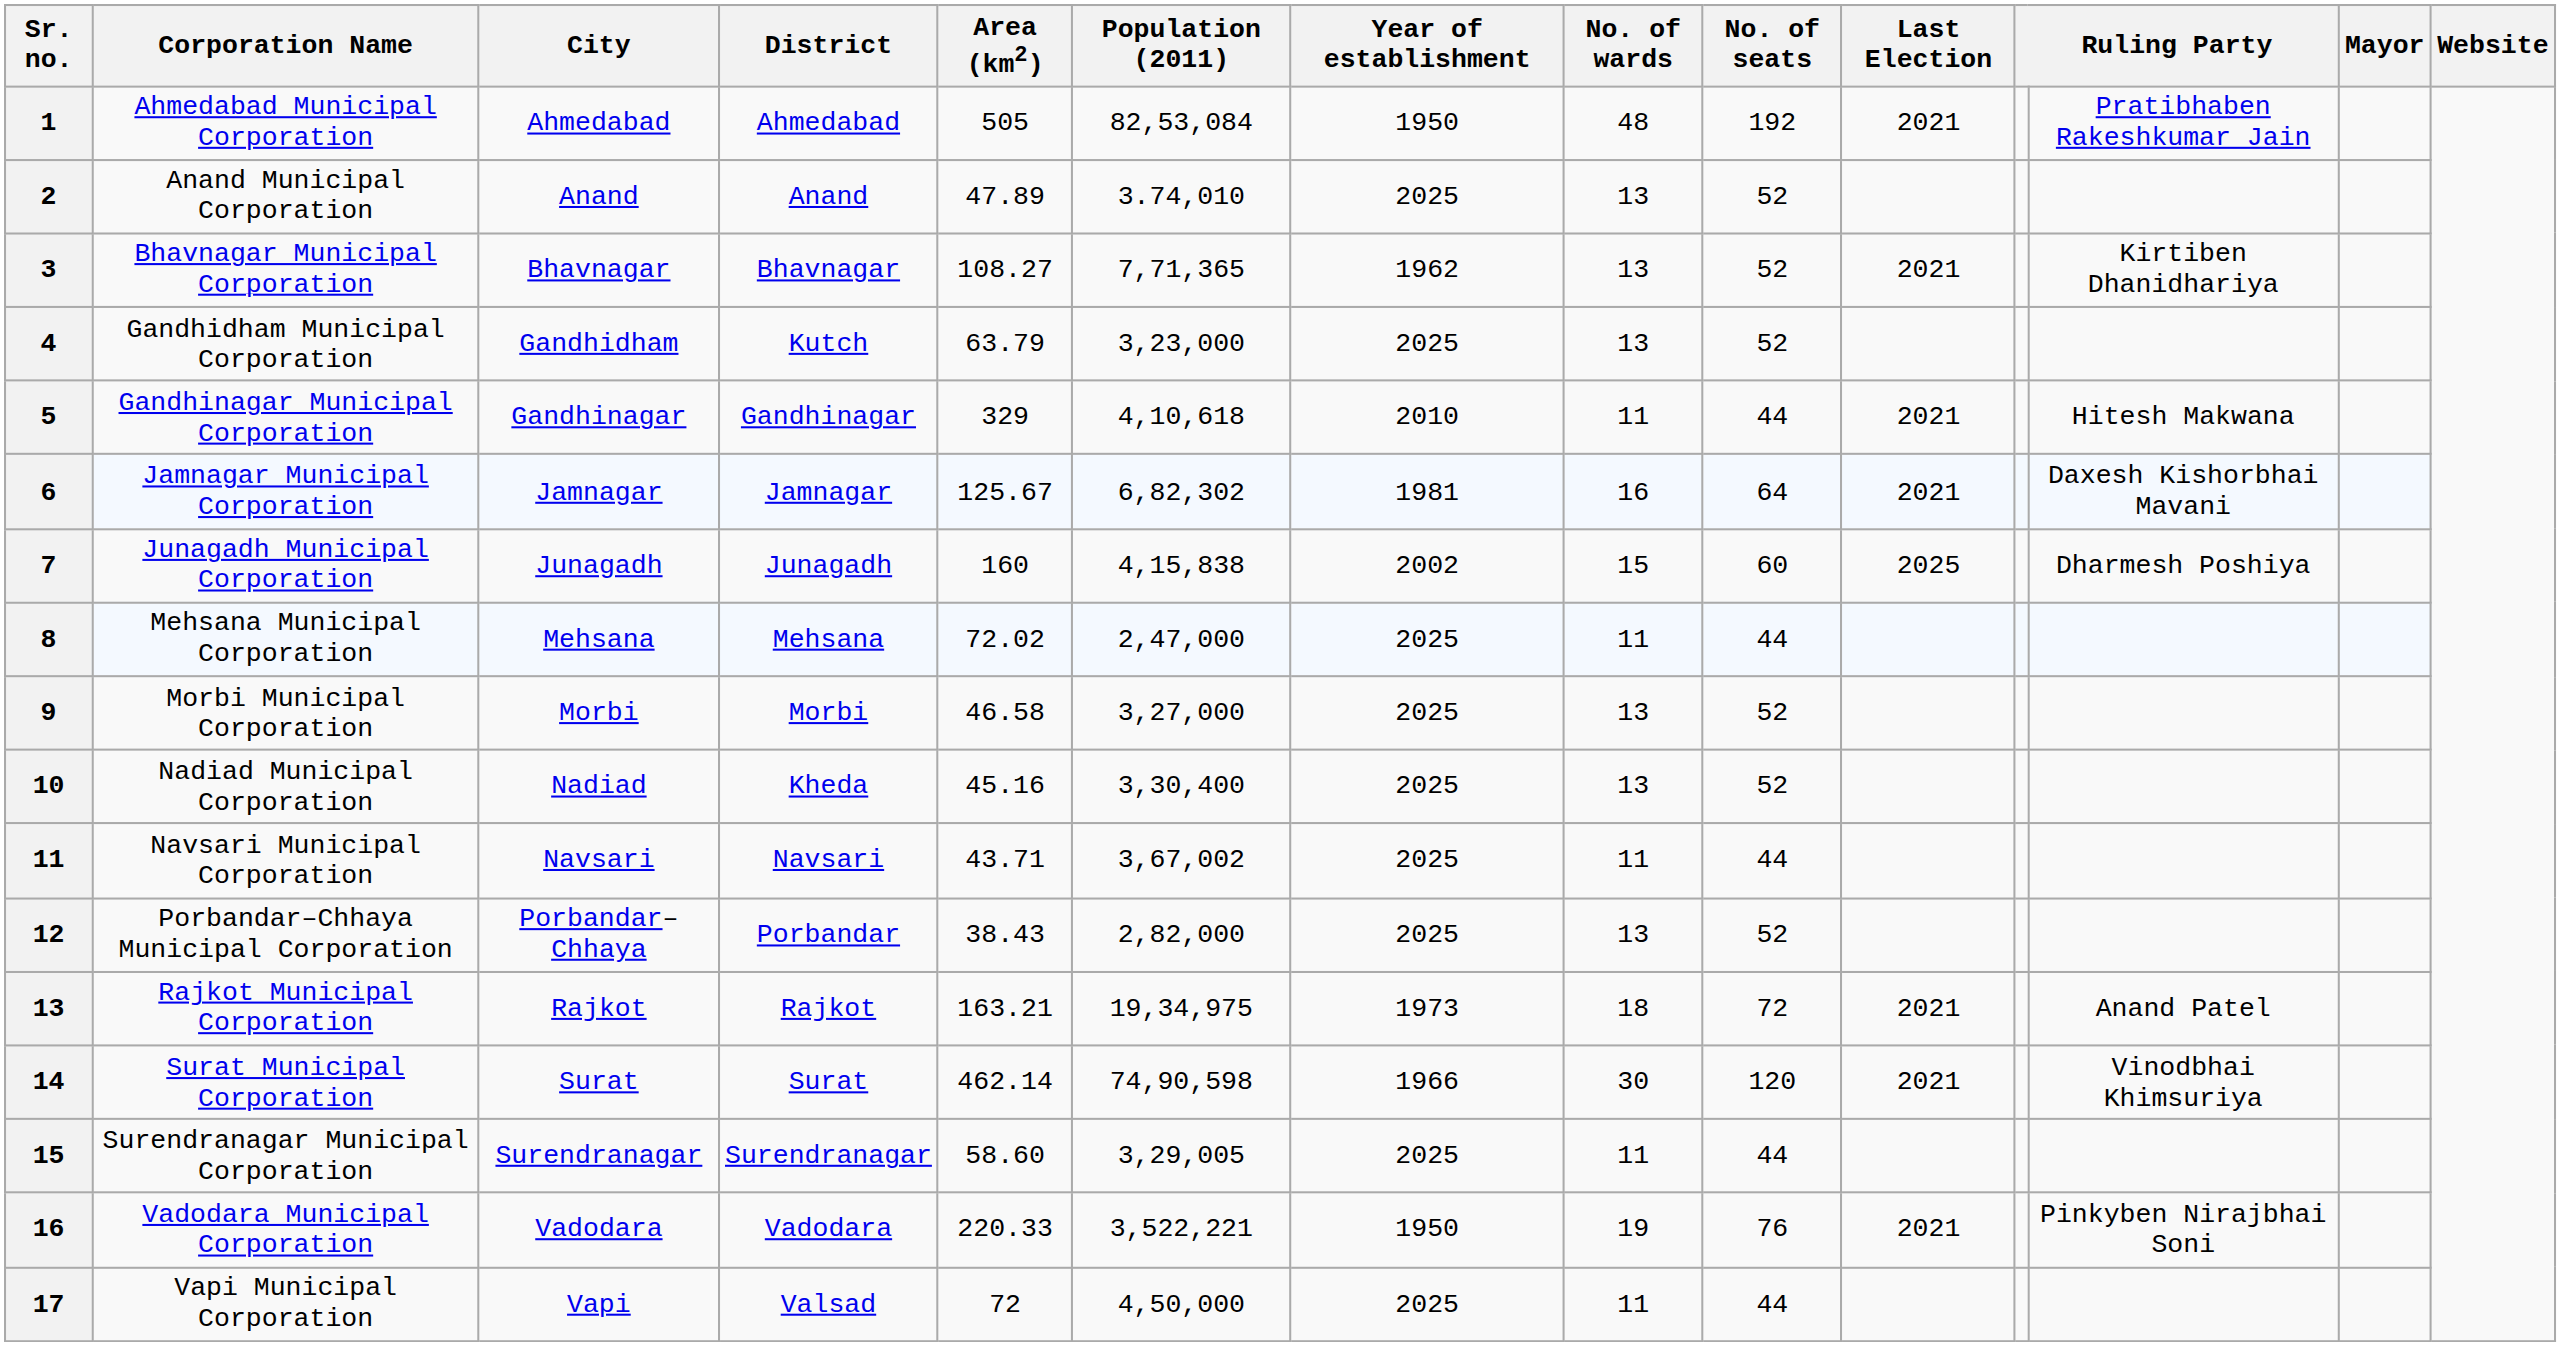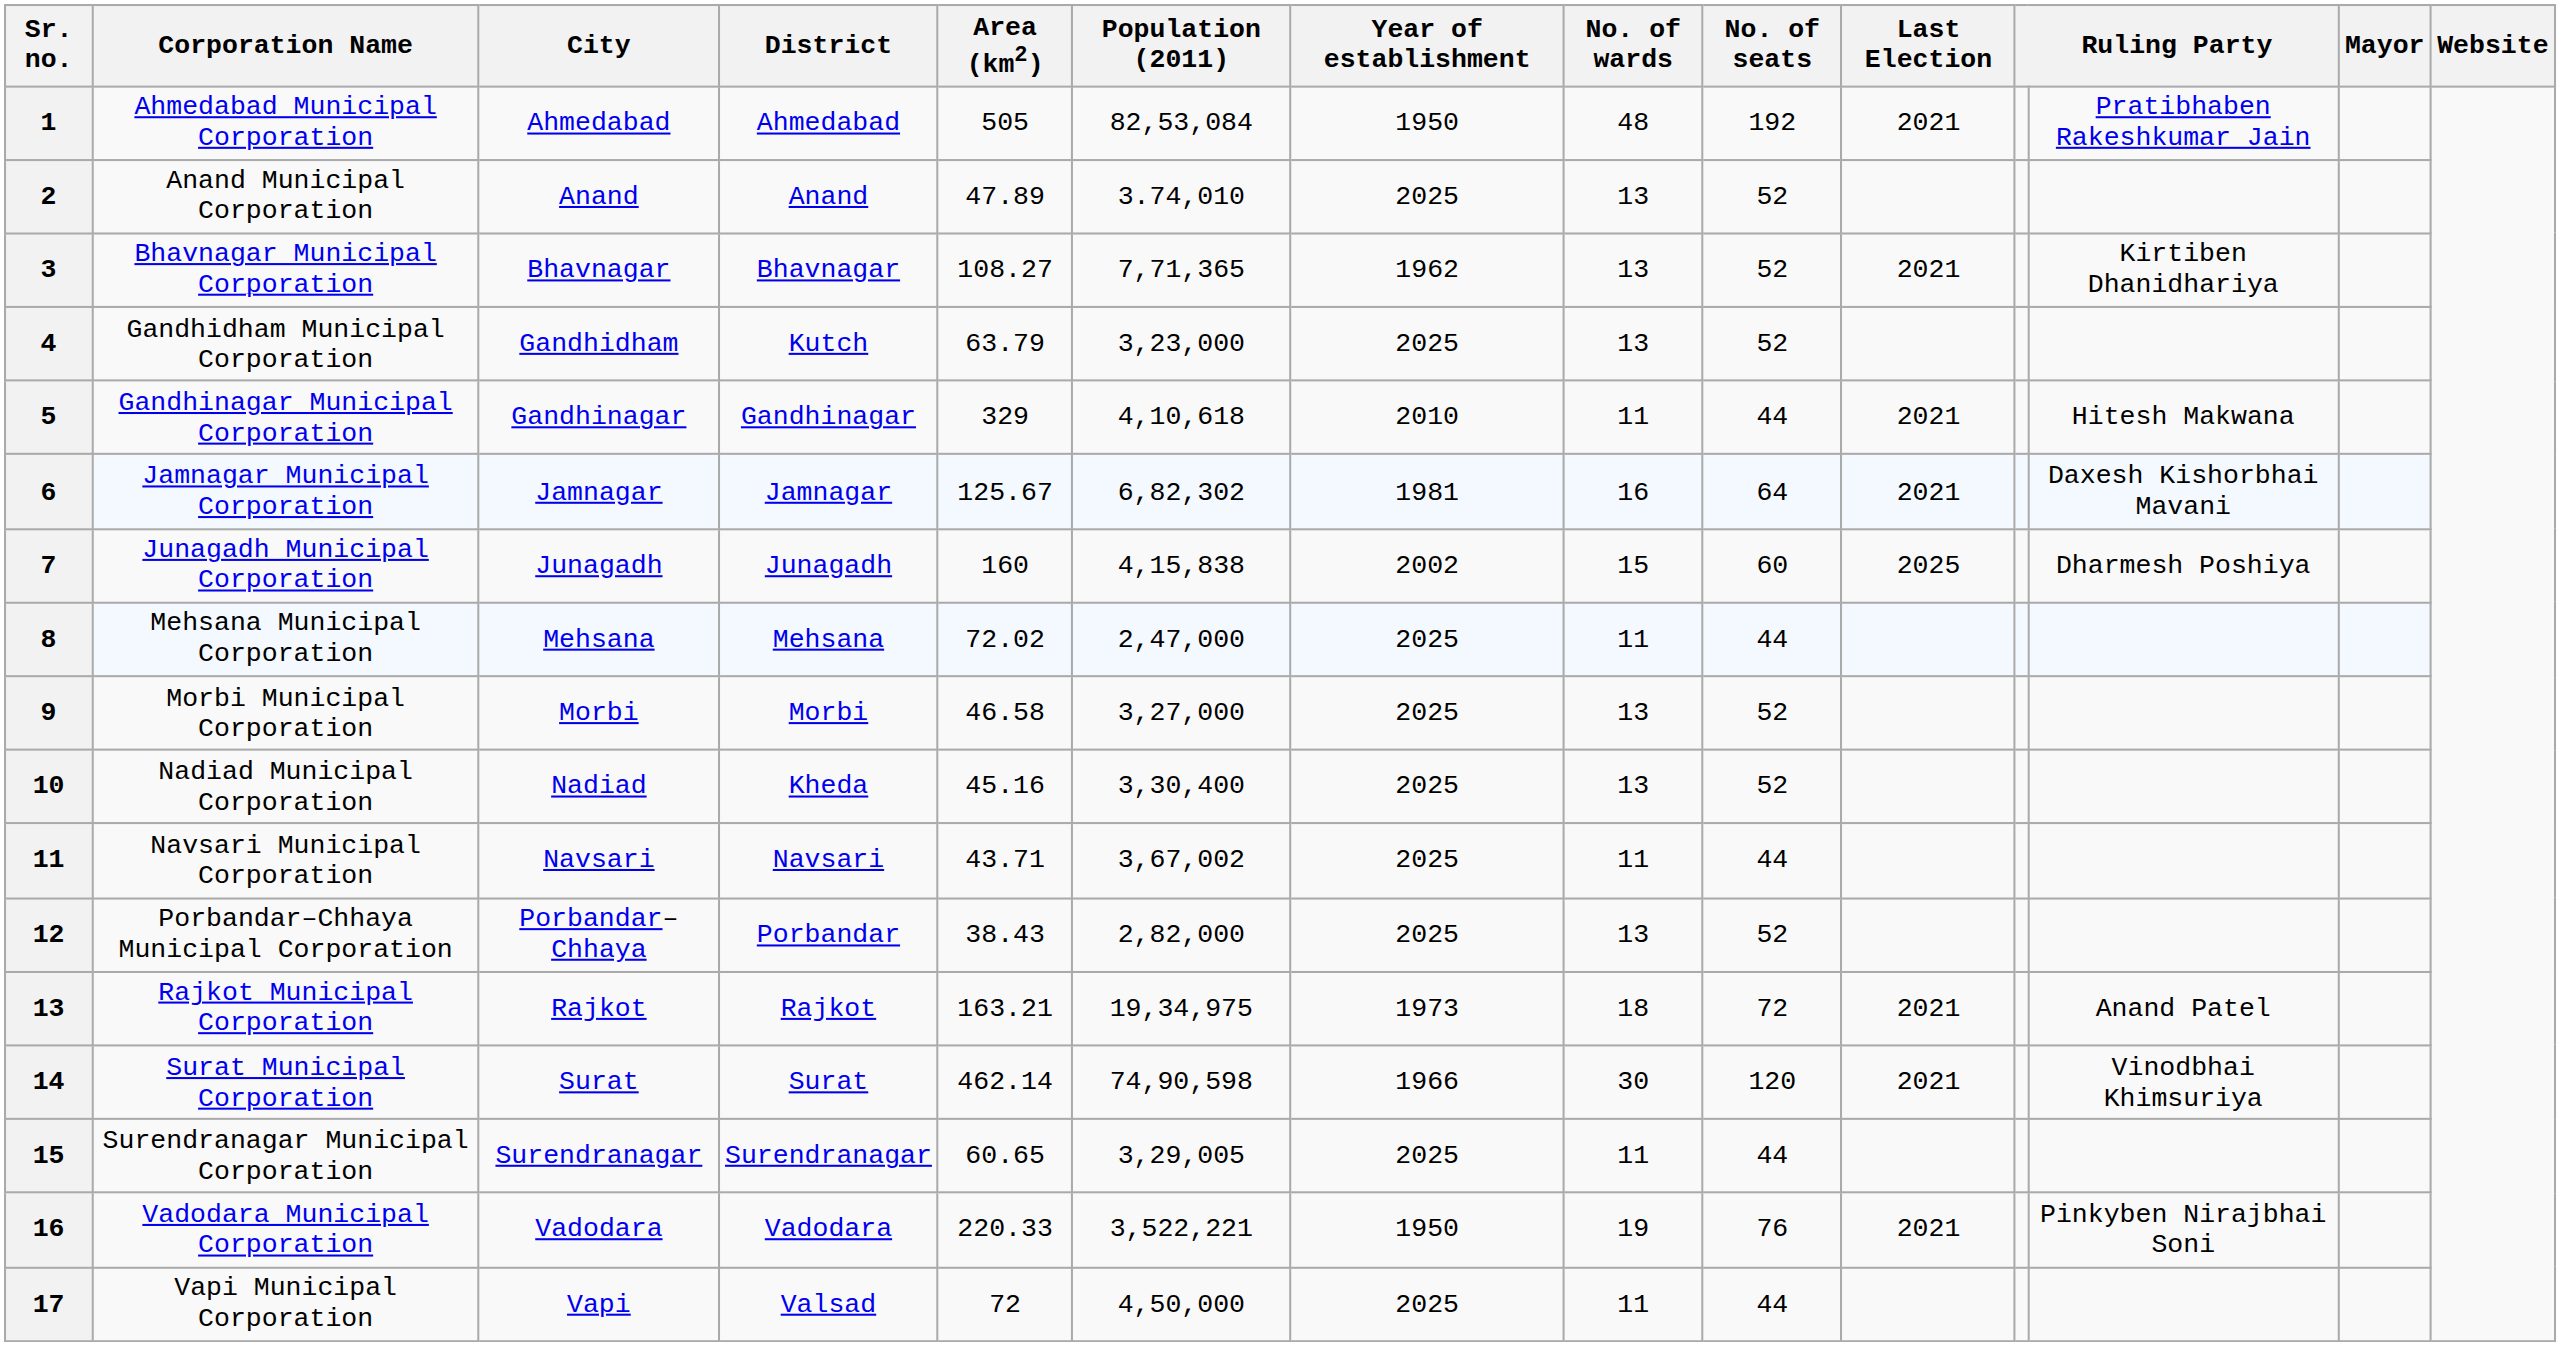(1005, 1156) 58.60 -> (1005, 1156) 60.65
